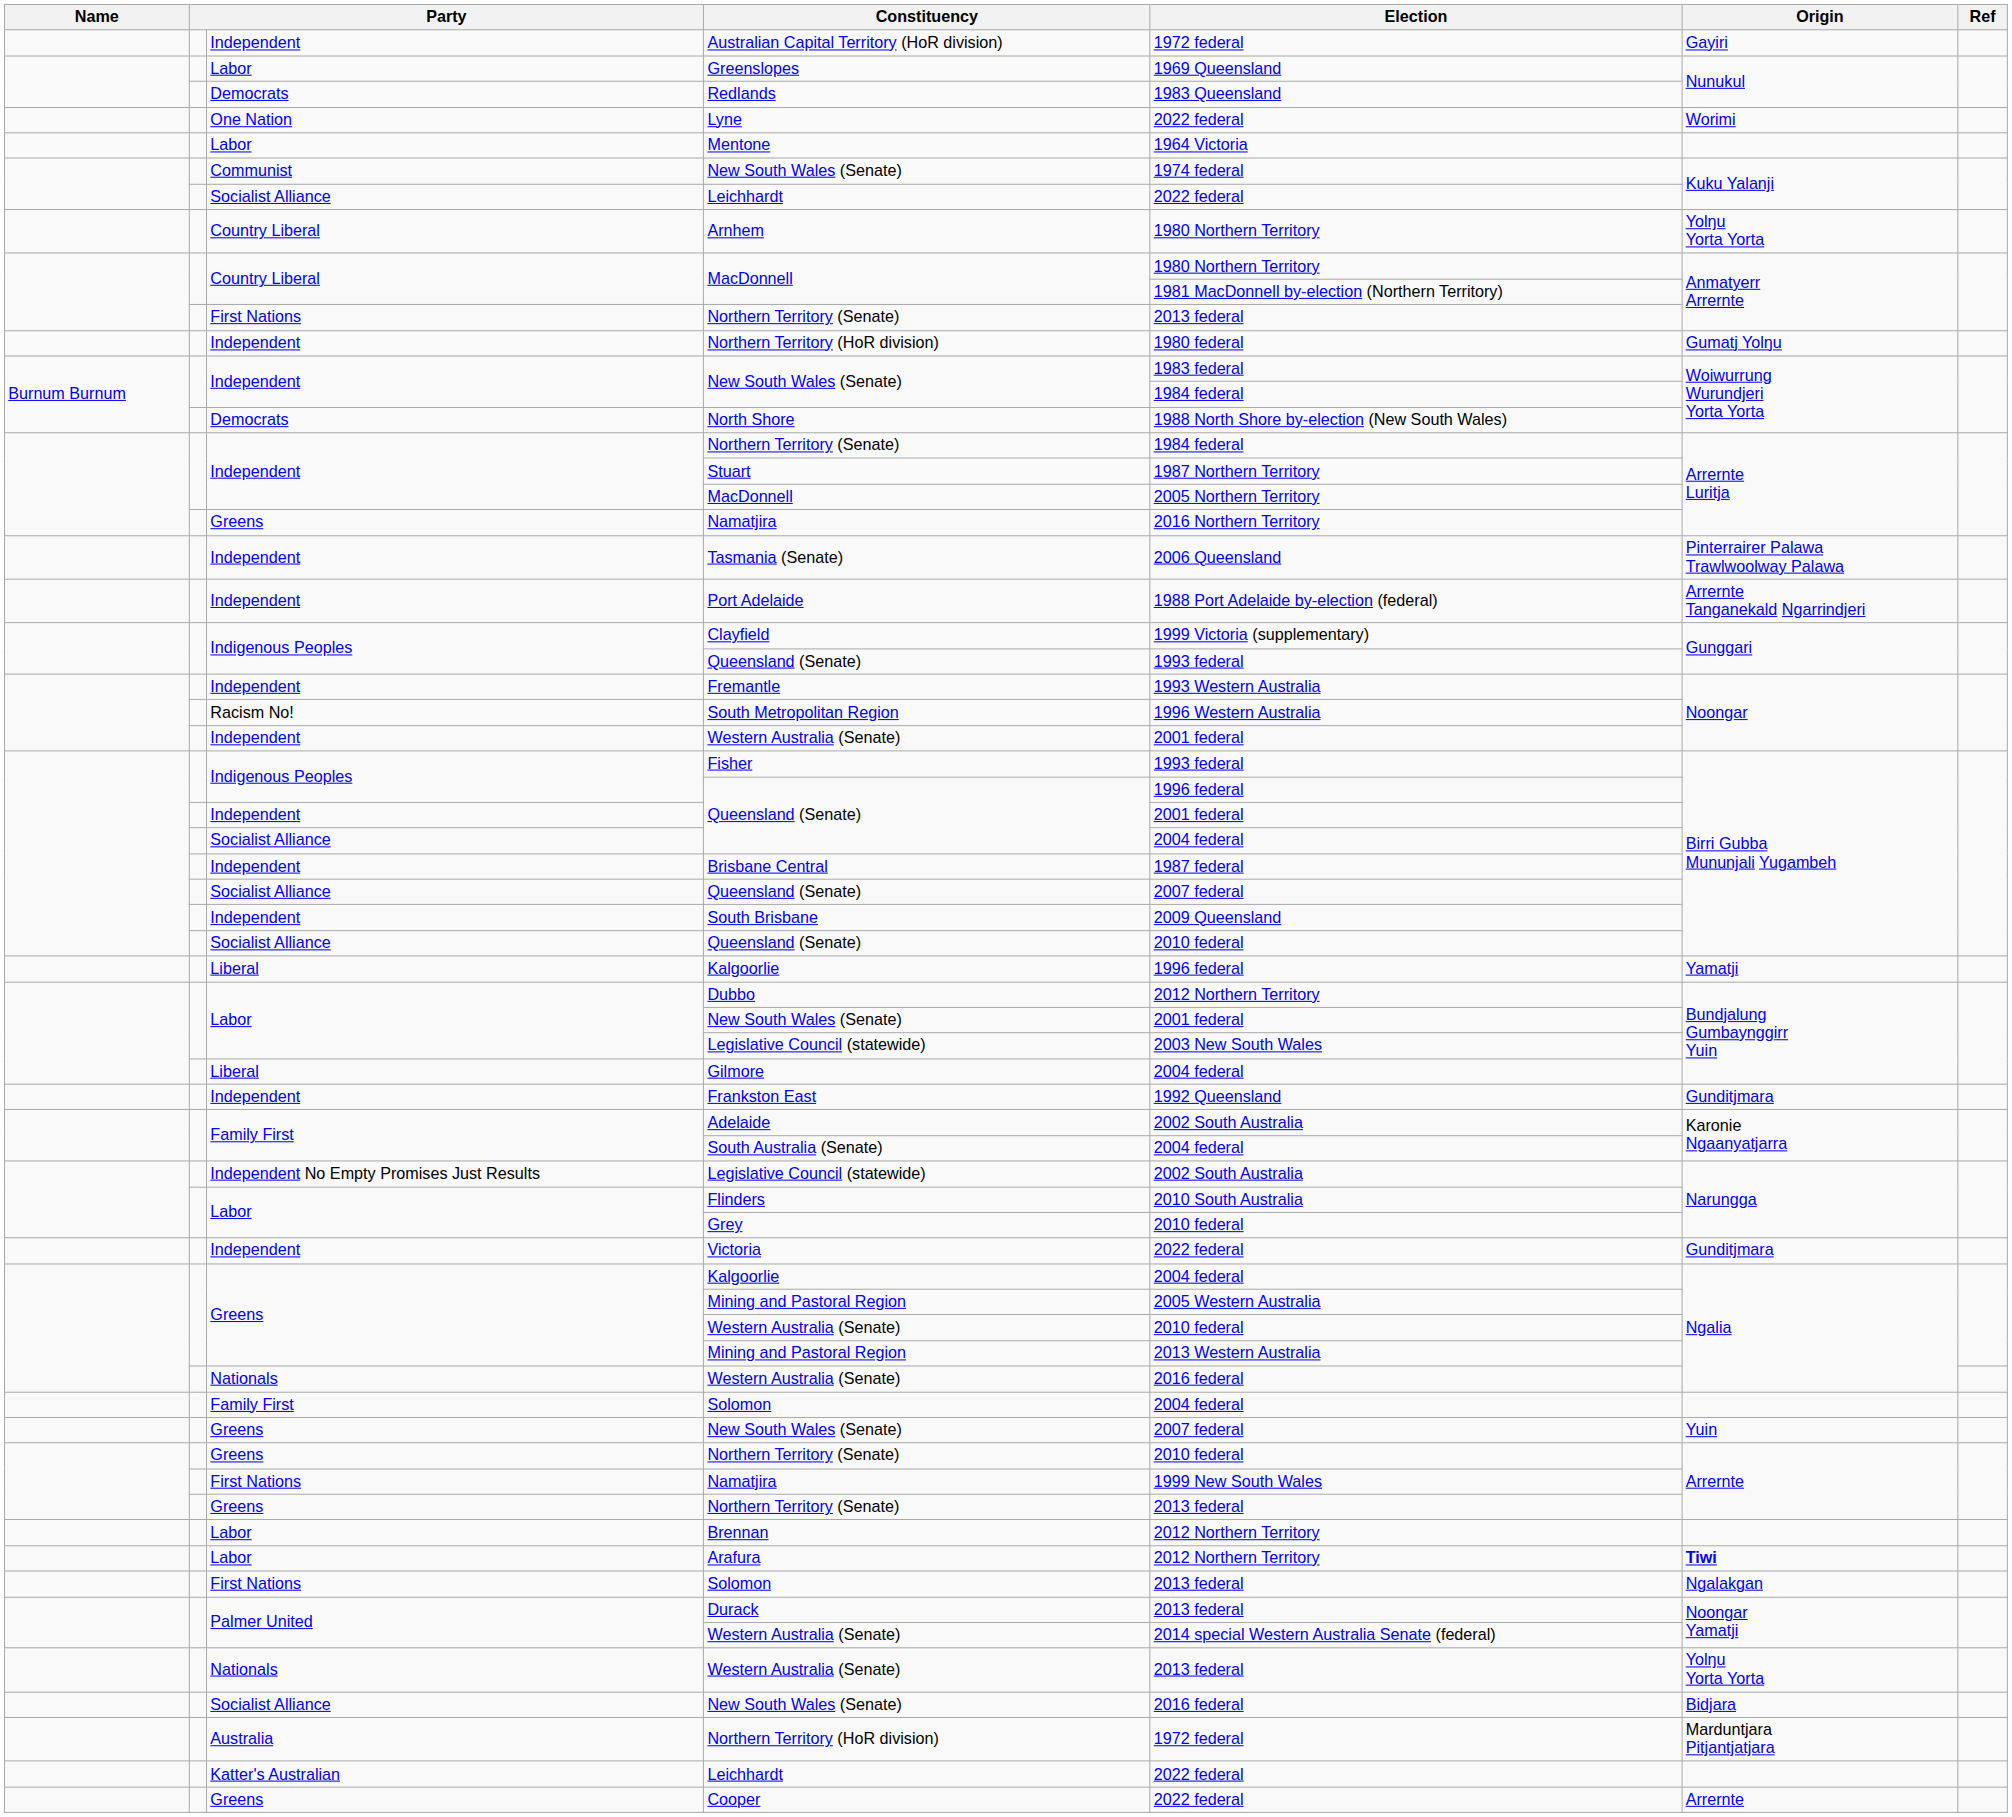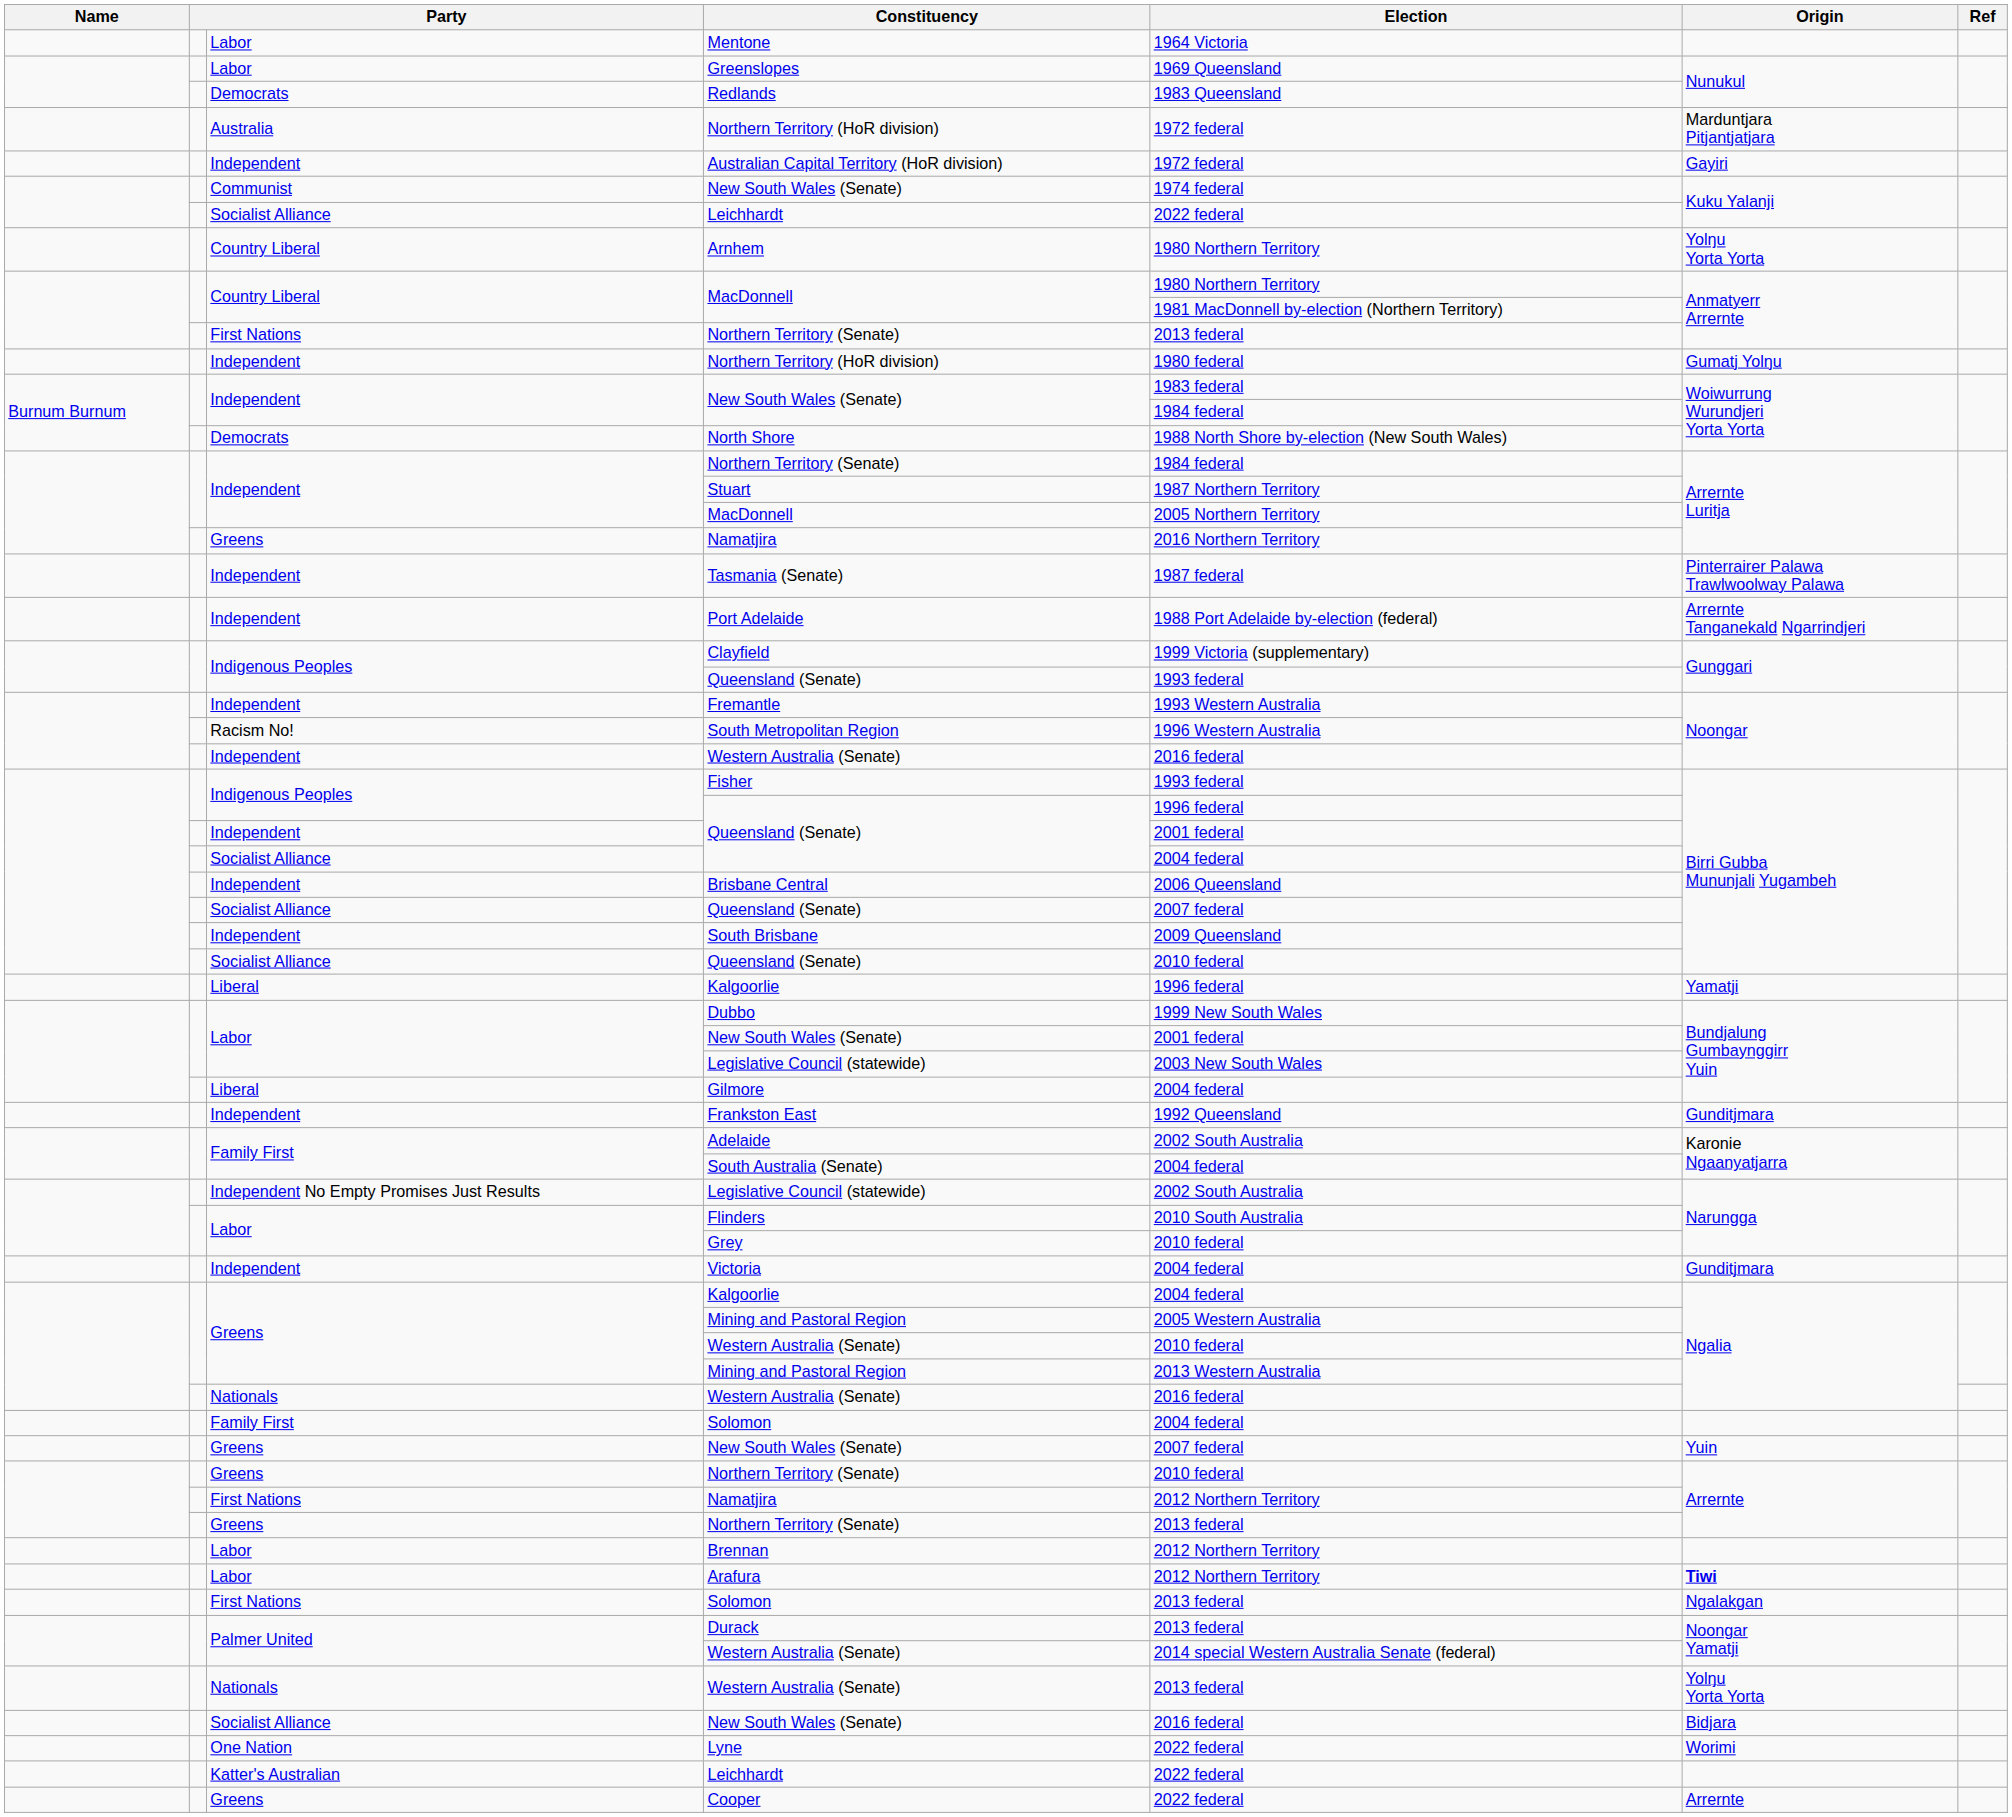rows swapped: (231, 145) <-> (255, 42)
rows swapped: (242, 1739) <-> (251, 119)
(1218, 557) 2006 Queensland -> (1199, 575) 1987 federal
(1199, 738) 2001 federal -> (1199, 756) 2016 federal
(1199, 866) 1987 federal -> (1218, 884) 2006 Queensland
(1237, 994) 2012 Northern Territory -> (1238, 1012) 1999 New South Wales
(1199, 1250) 2022 federal -> (1199, 1268) 2004 federal
(1238, 1481) 1999 New South Wales -> (1237, 1499) 2012 Northern Territory
